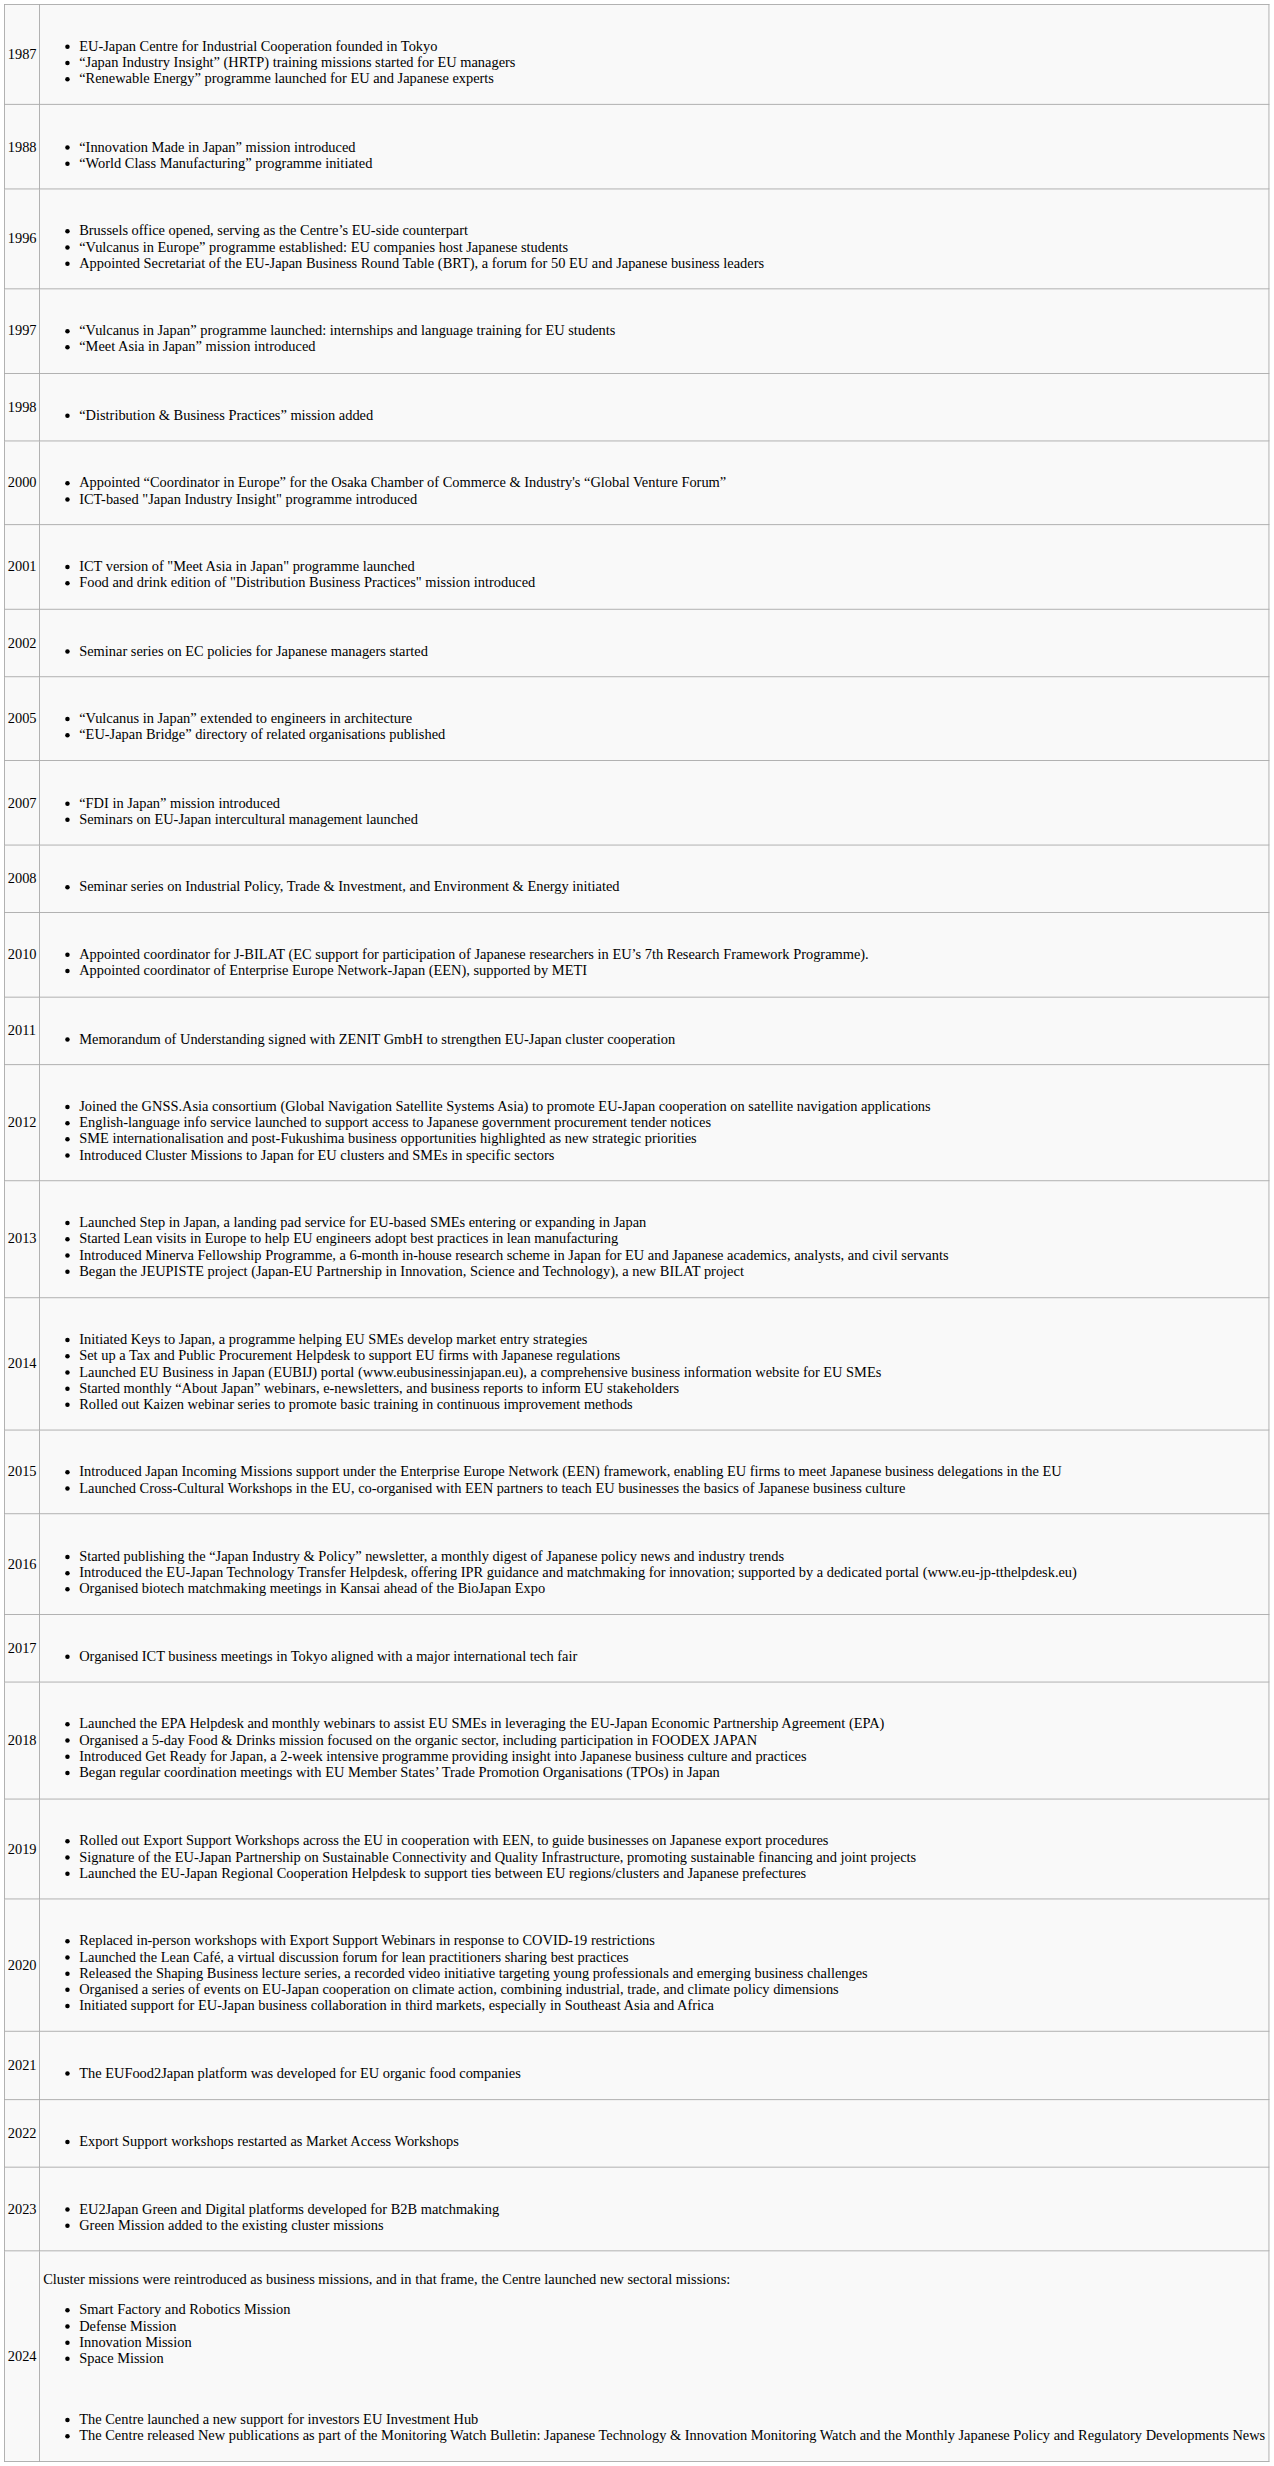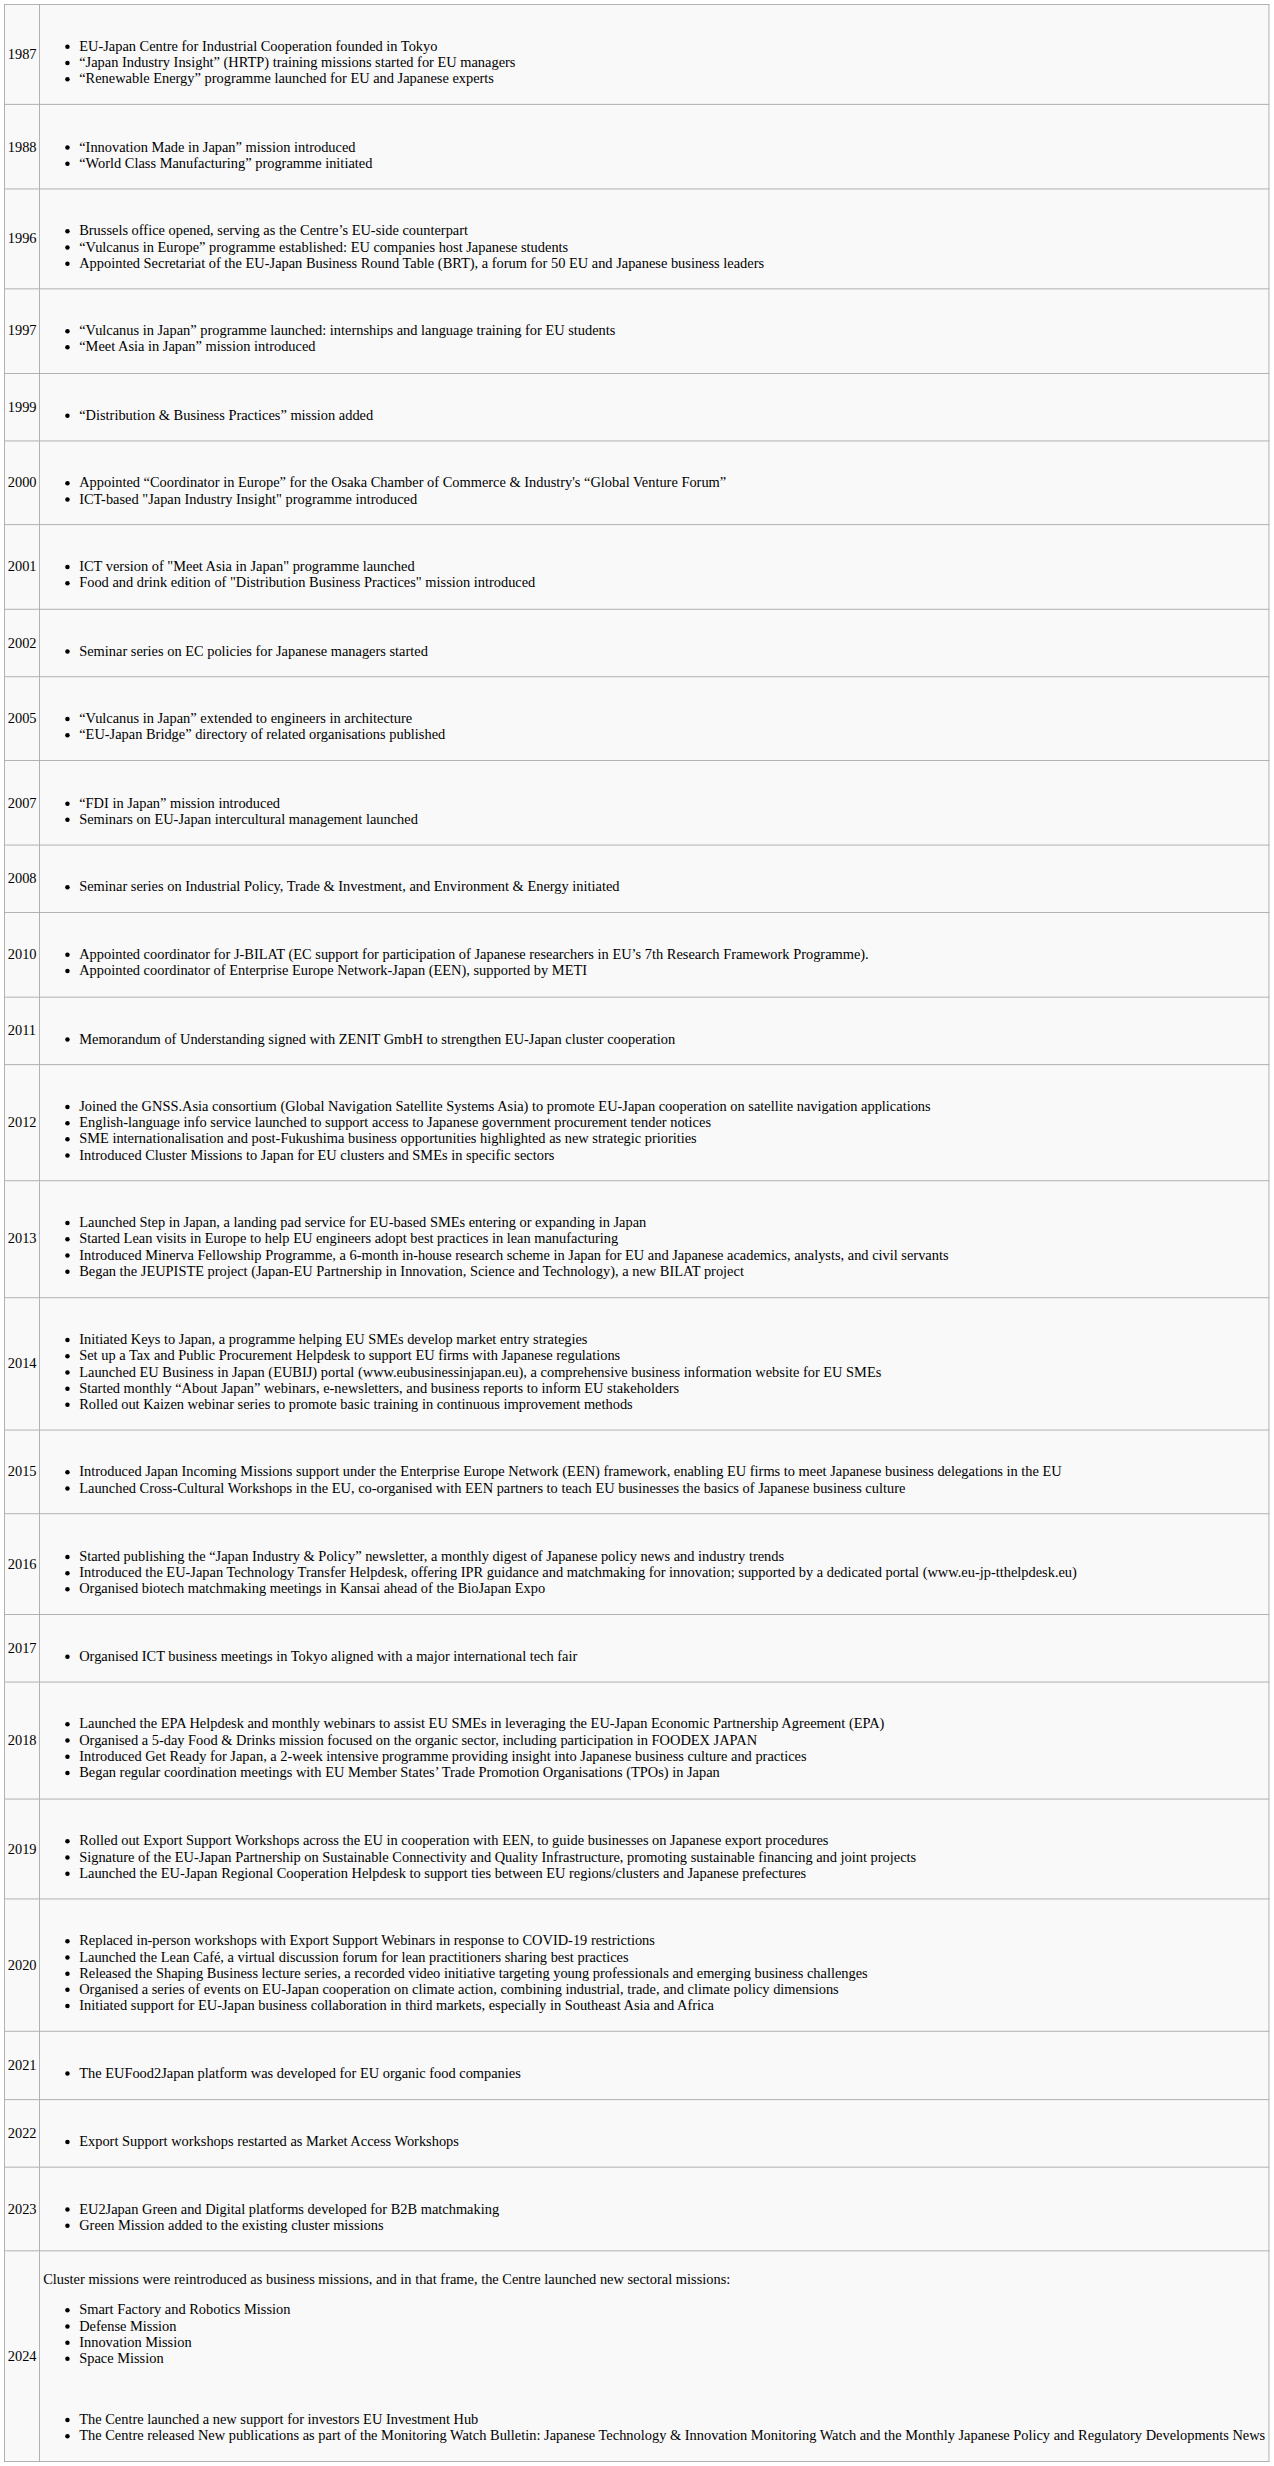(22, 406) 1998 -> (22, 406) 1999
